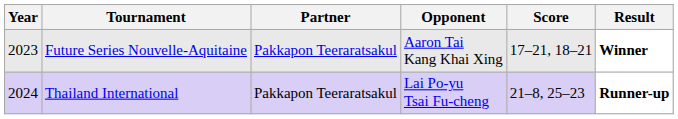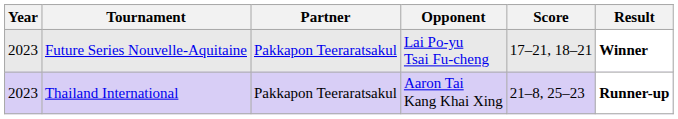(453, 50) Aaron Tai Kang Khai Xing -> (446, 50) Lai Po-yu Tsai Fu-cheng
(23, 93) 2024 -> (23, 93) 2023
(446, 93) Lai Po-yu Tsai Fu-cheng -> (453, 93) Aaron Tai Kang Khai Xing
